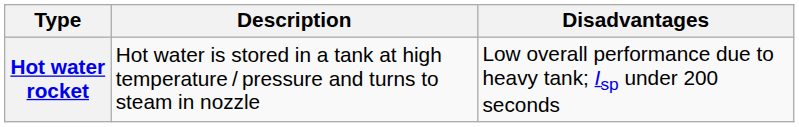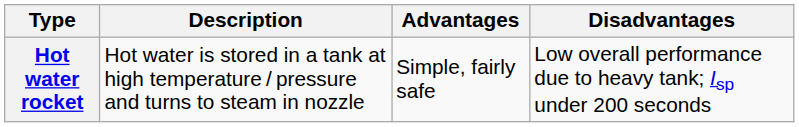+ column: (460, 20)
